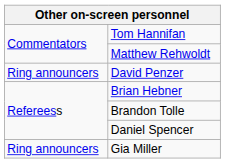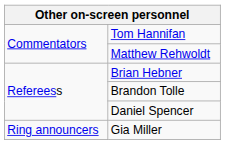- row: (147, 72)
